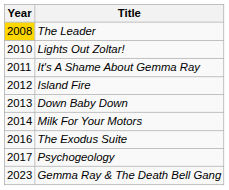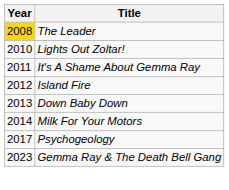- row: (82, 139)
